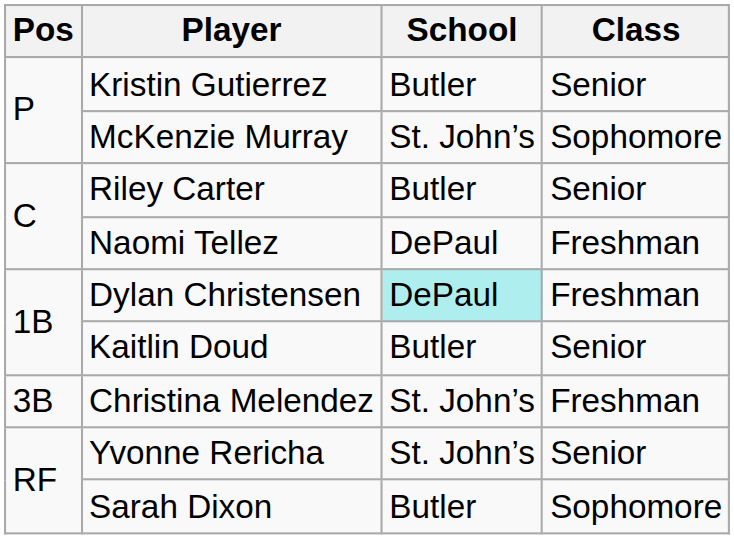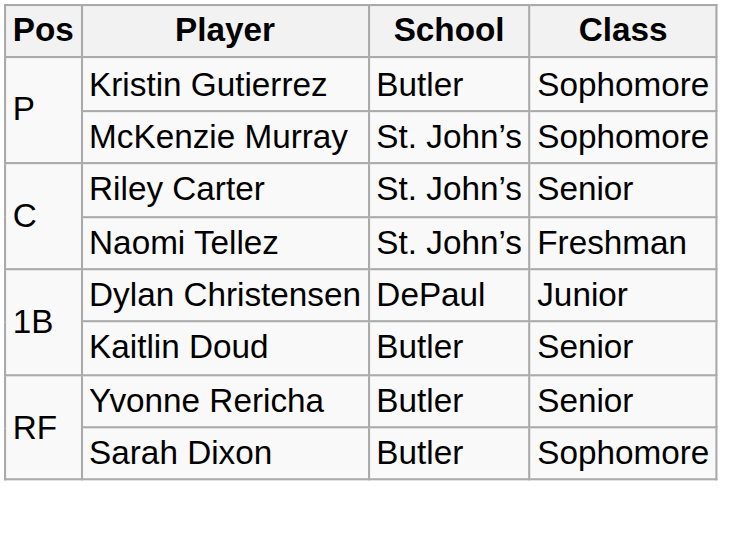(598, 83) Senior -> (623, 83) Sophomore
(433, 189) Butler -> (449, 189) St. John’s
(444, 242) DePaul -> (449, 242) St. John’s
(444, 294) paleturquoise background -> (431, 294) no background
(625, 294) Freshman -> (583, 294) Junior
- row: (232, 400)
(462, 453) St. John’s -> (420, 400) Butler
